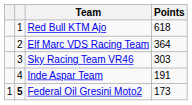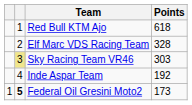(162, 44) 364 -> (162, 44) 328
(20, 59) no background -> (20, 59) khaki background
(162, 75) 191 -> (162, 75) 192
